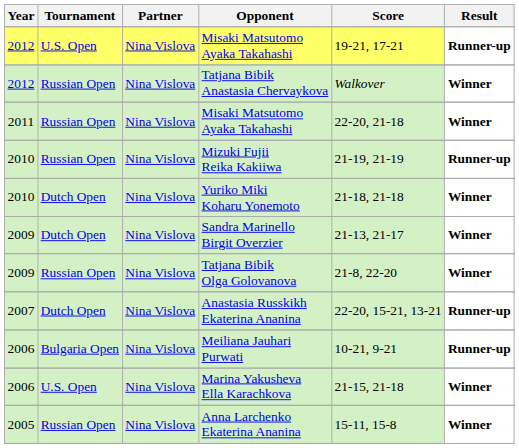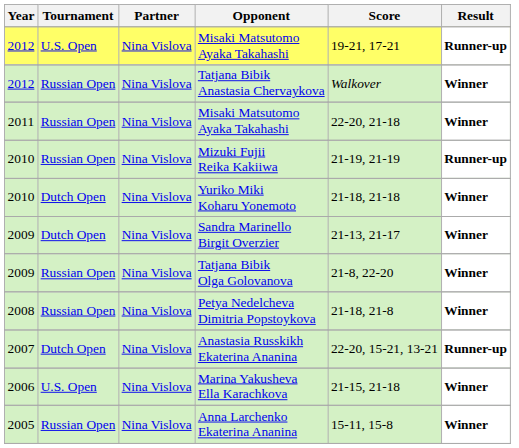+ row: (21, 311)
- row: (21, 349)
